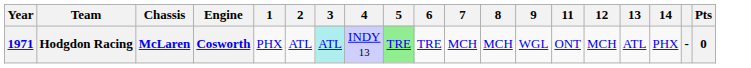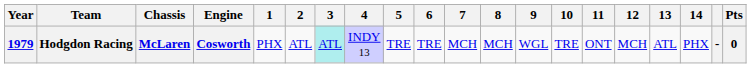+ column: (567, 15)
(20, 44) 1971 -> (20, 44) 1979
(399, 44) lightgreen background -> (399, 44) no background
